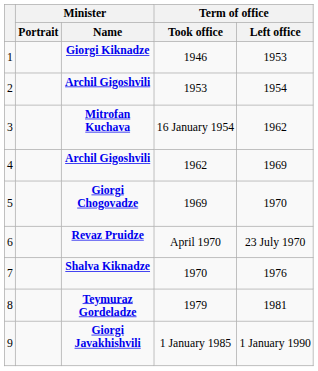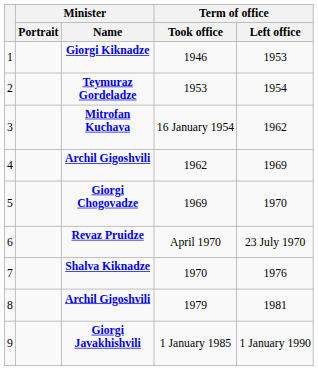(108, 82) Archil Gigoshvili -> (108, 89) Teymuraz Gordeladze
(108, 305) Teymuraz Gordeladze -> (108, 298) Archil Gigoshvili
